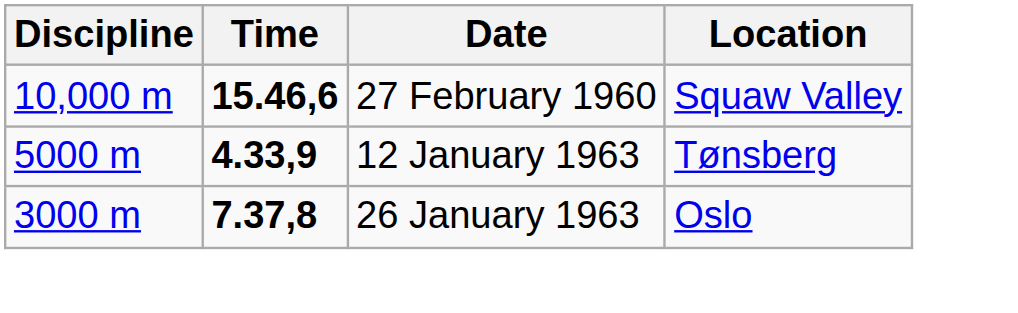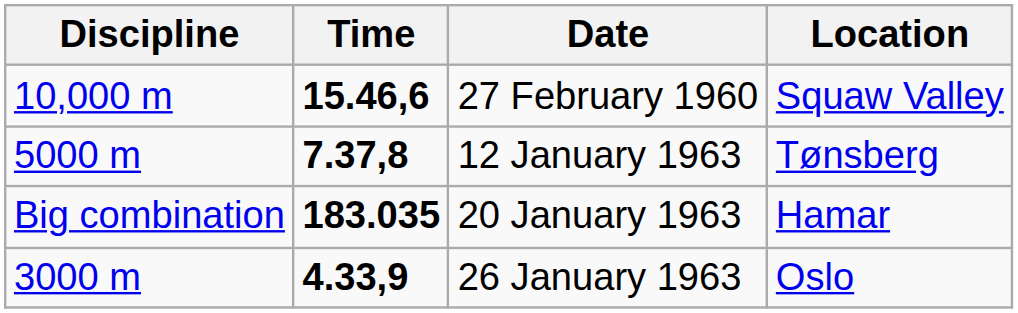(264, 155) 4.33,9 -> (355, 155) 7.37,8
+ row: (600, 215)
(264, 215) 7.37,8 -> (355, 276) 4.33,9
